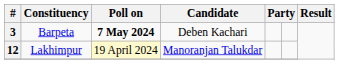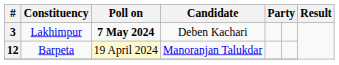(56, 31) Barpeta -> (56, 31) Lakhimpur
(56, 50) Lakhimpur -> (56, 50) Barpeta
